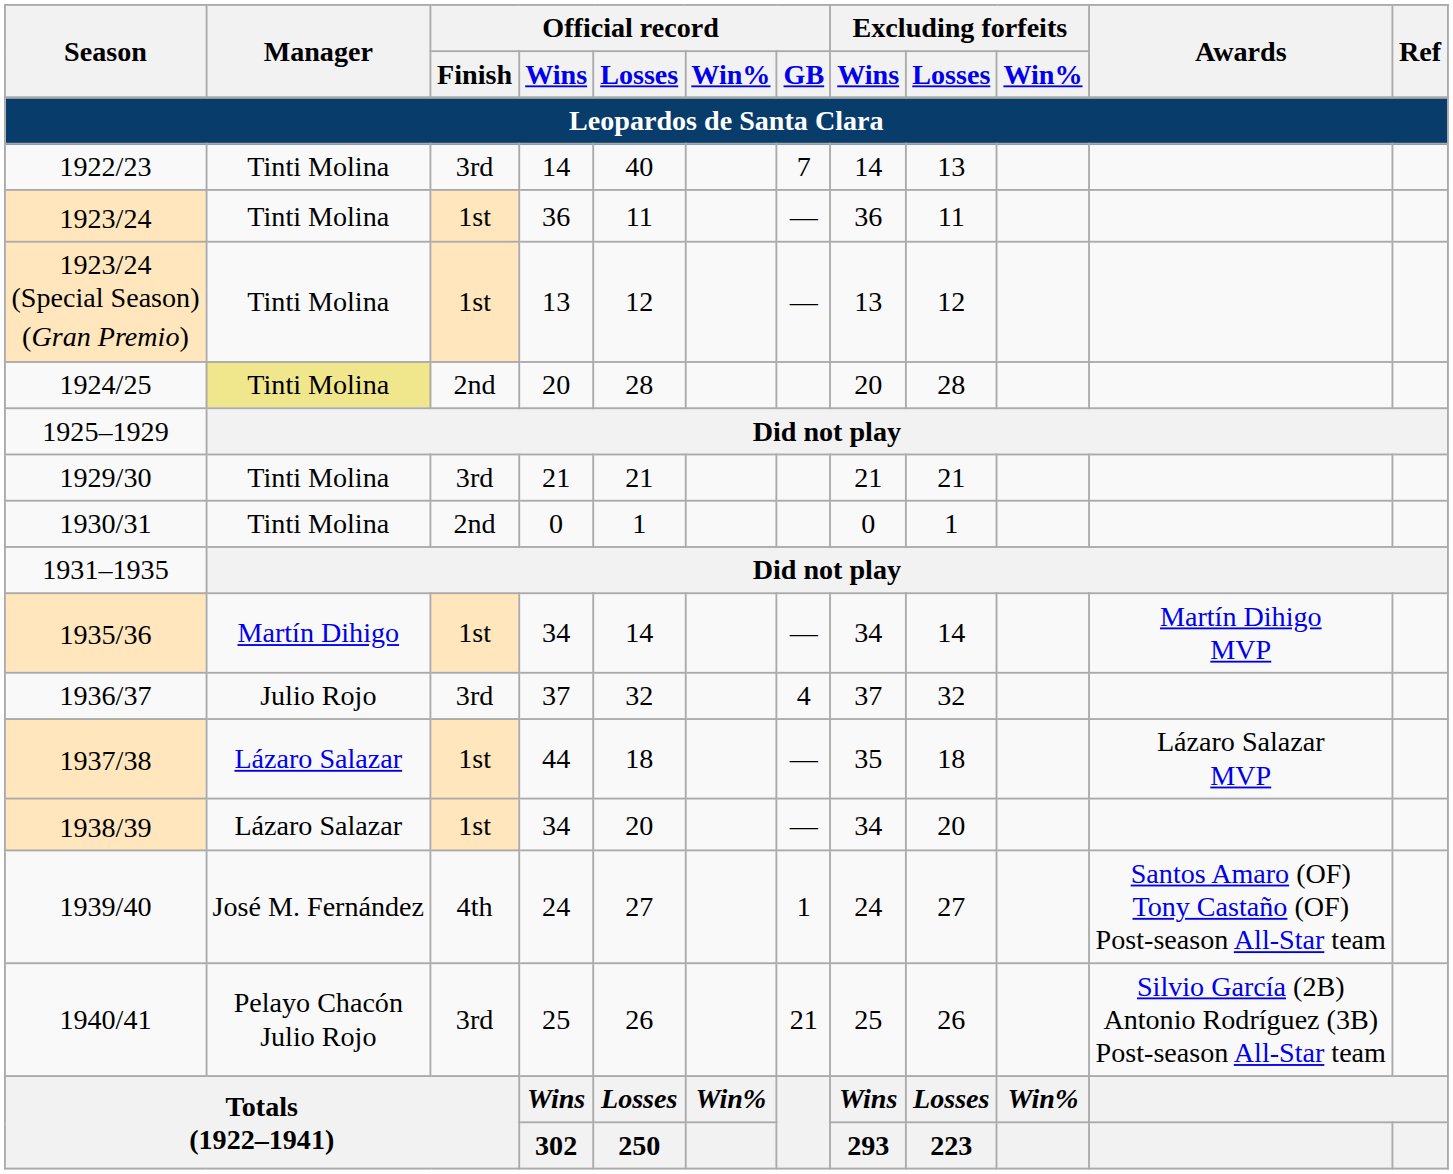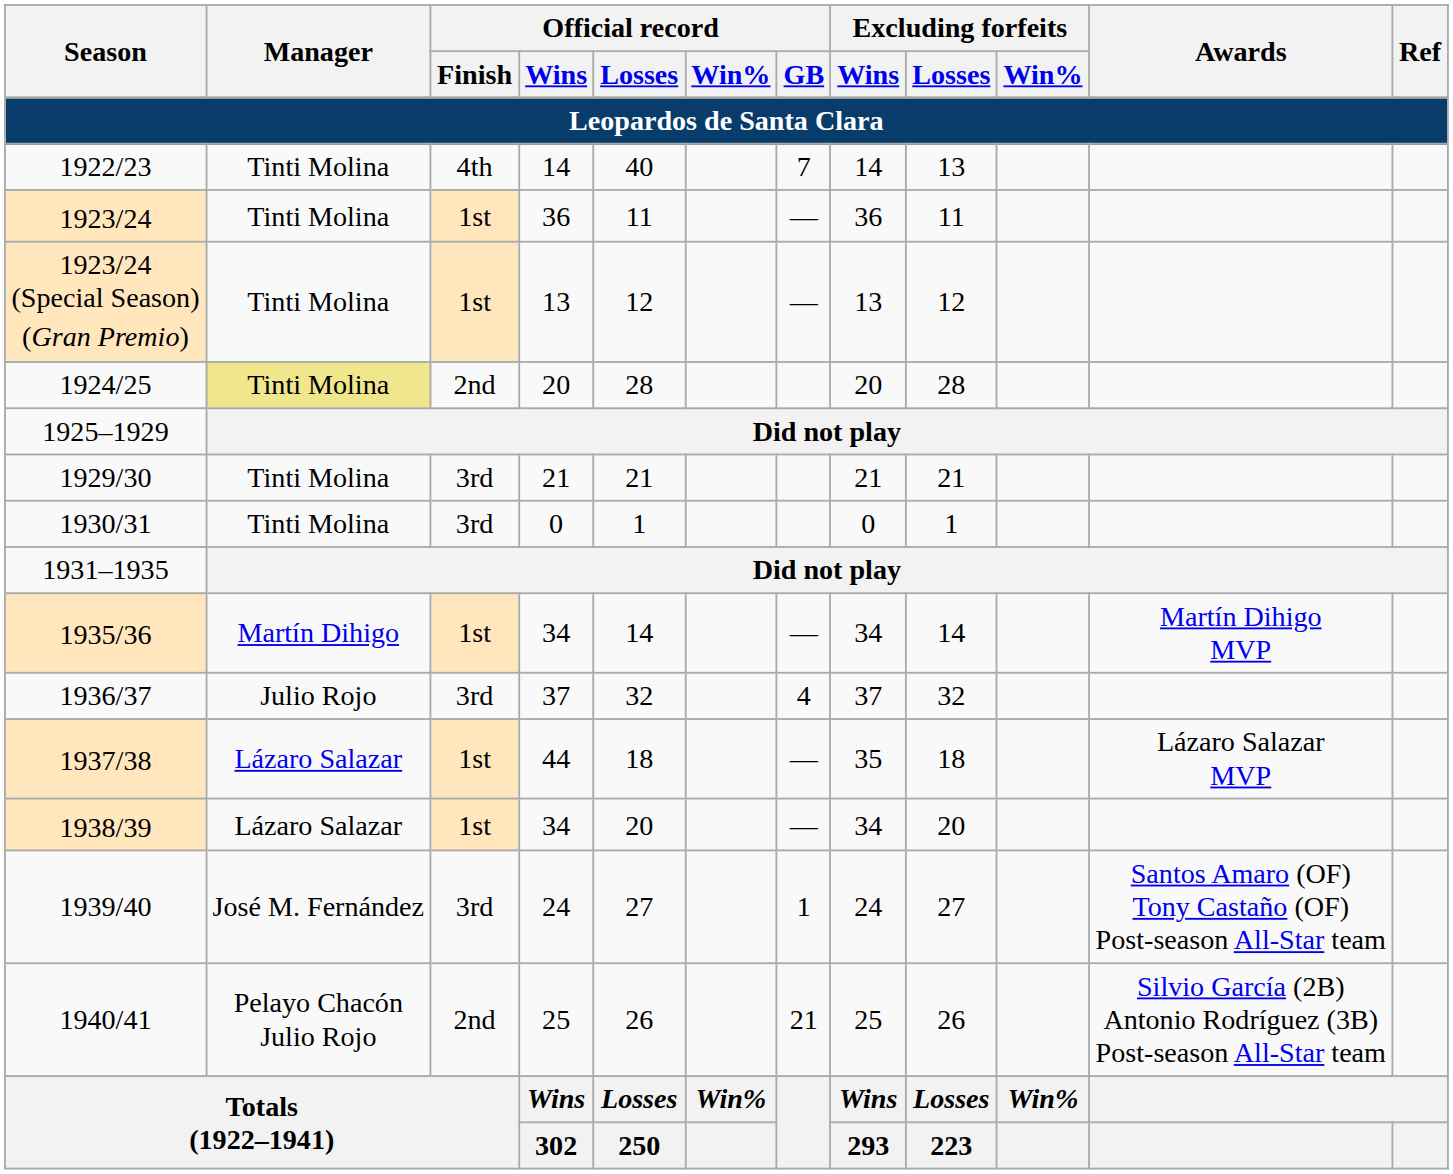(475, 166) 3rd -> (475, 166) 4th
(475, 523) 2nd -> (475, 523) 3rd
(475, 906) 4th -> (475, 906) 3rd
(475, 1019) 3rd -> (475, 1019) 2nd
